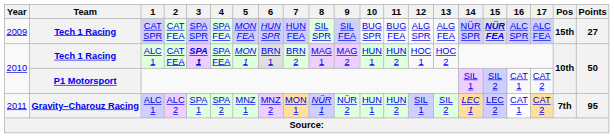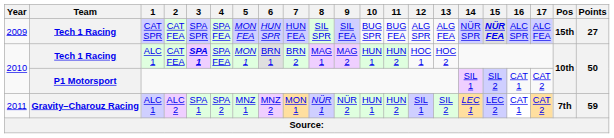(593, 105) 95 -> (593, 105) 59
